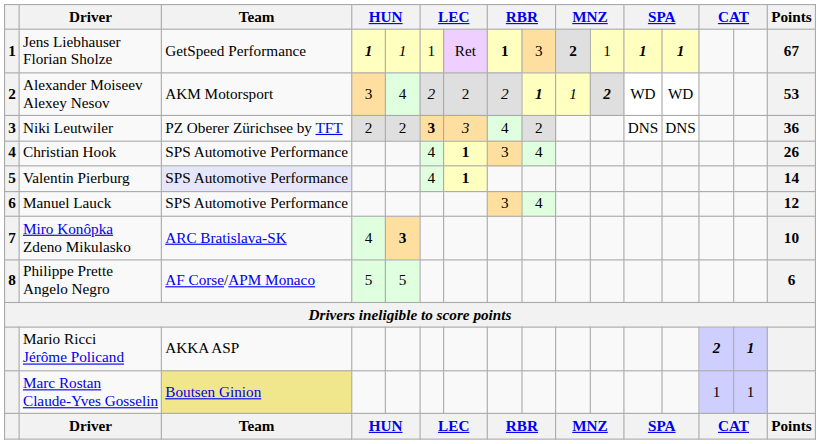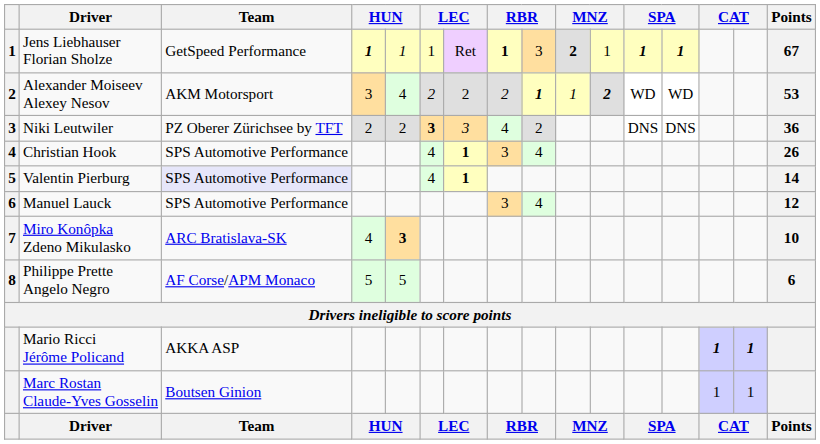(716, 348) 2 -> (716, 348) 1
(213, 391) khaki background -> (213, 391) no background
